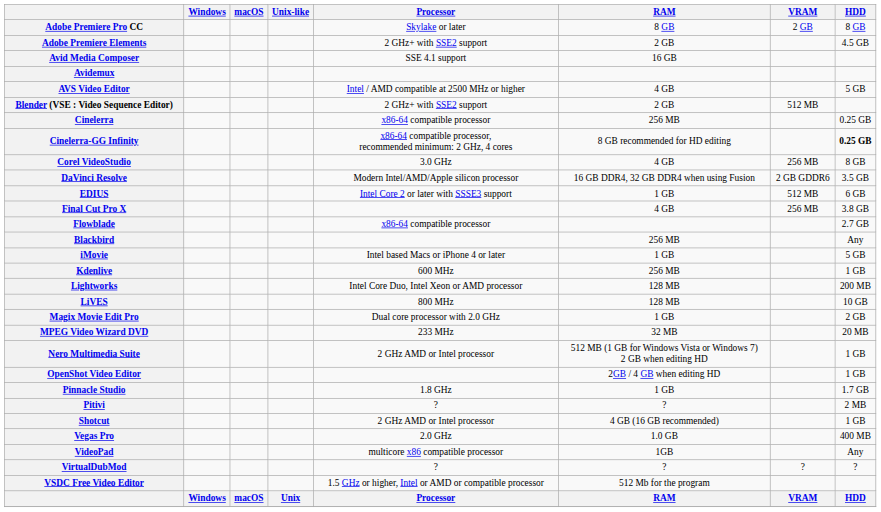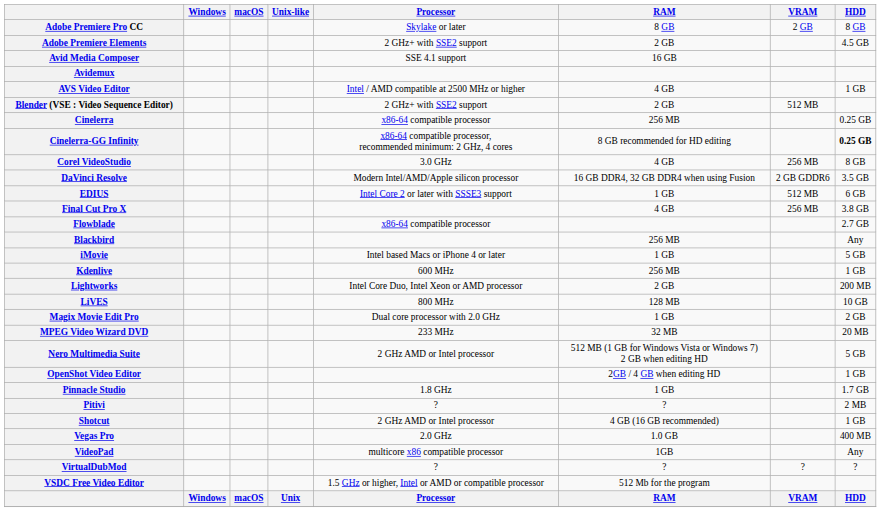(855, 89) 5 GB -> (855, 89) 1 GB
(664, 286) 128 MB -> (664, 286) 2 GB
(855, 353) 1 GB -> (855, 353) 5 GB
